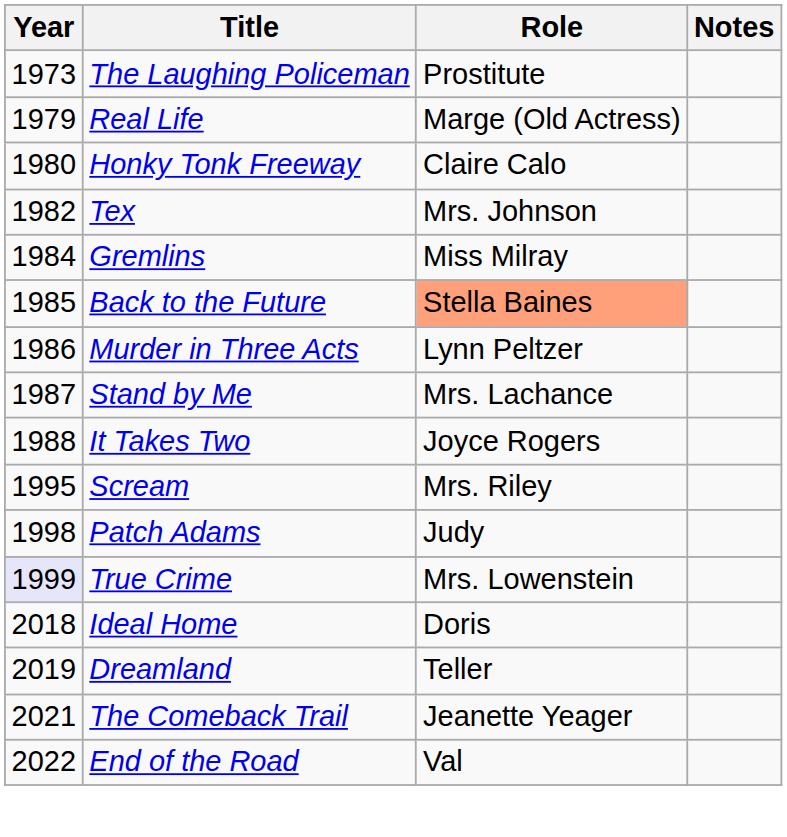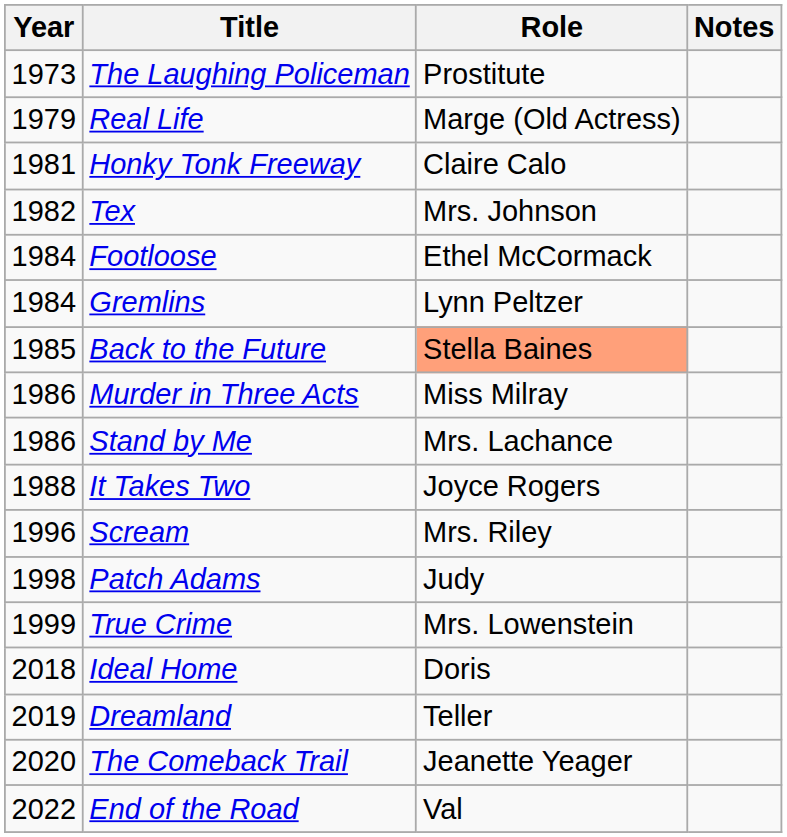(44, 165) 1980 -> (44, 165) 1981
+ row: (153, 257)
(495, 257) Miss Milray -> (503, 303) Lynn Peltzer
(503, 348) Lynn Peltzer -> (495, 394) Miss Milray
(44, 394) 1987 -> (44, 440) 1986
(44, 486) 1995 -> (44, 532) 1996
(44, 578) lavender background -> (44, 624) no background
(44, 716) 2021 -> (44, 762) 2020
